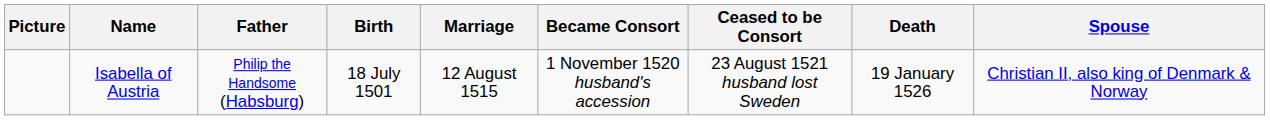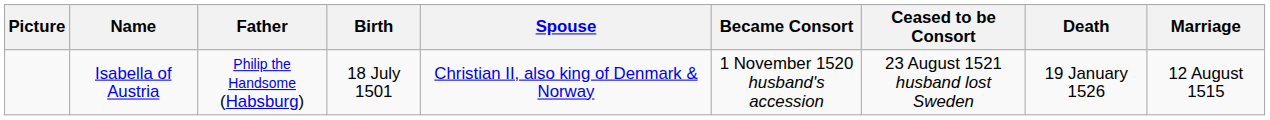columns swapped: (479, 27) <-> (1119, 27)
